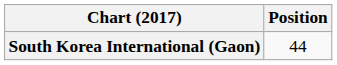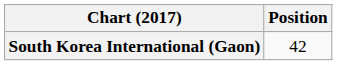(298, 45) 44 -> (298, 45) 42
